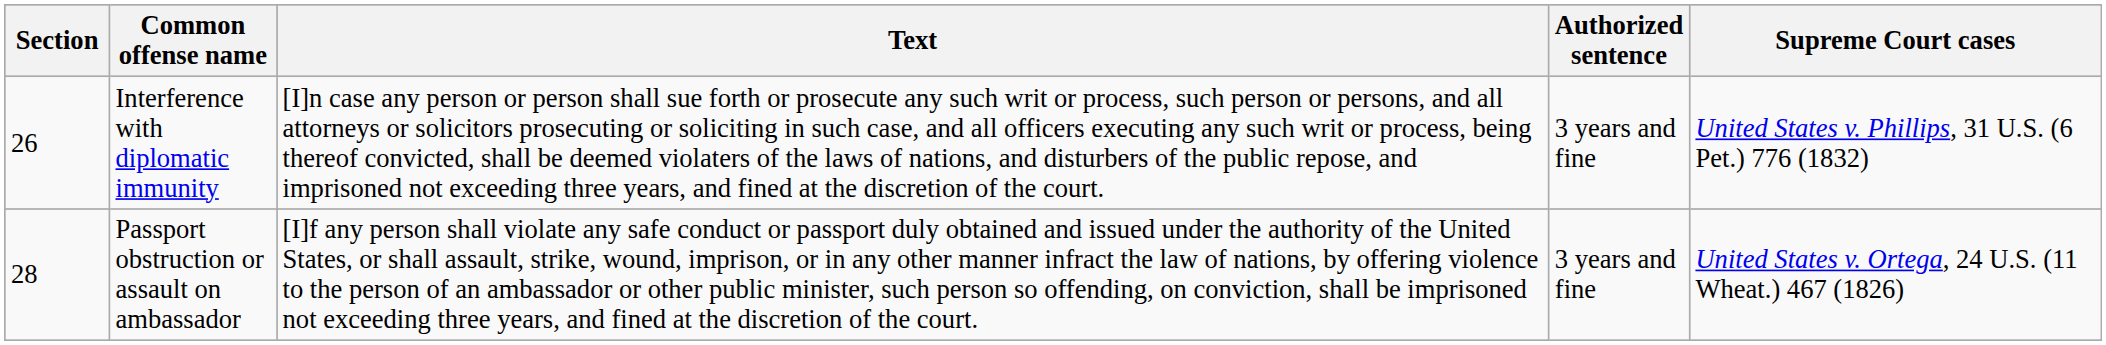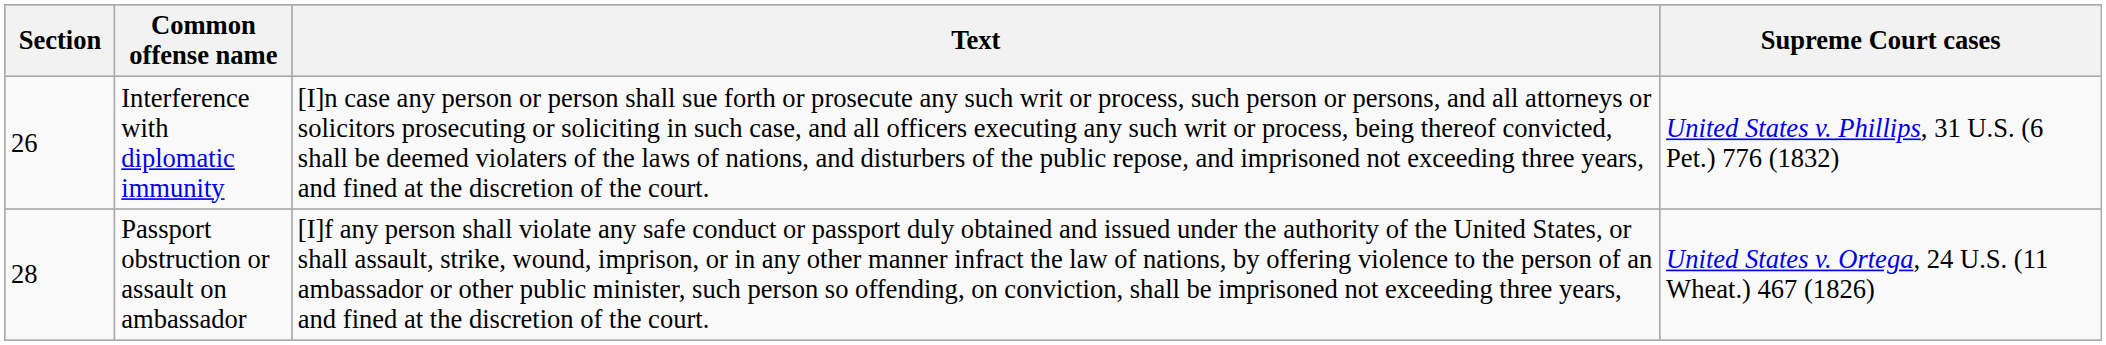- column: (1619, 40)
